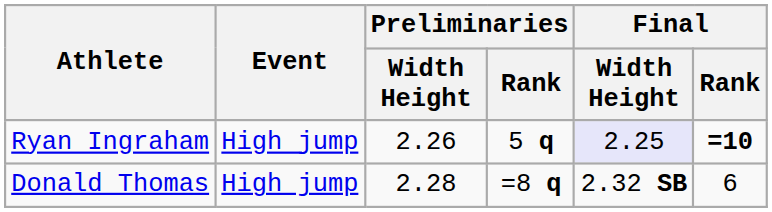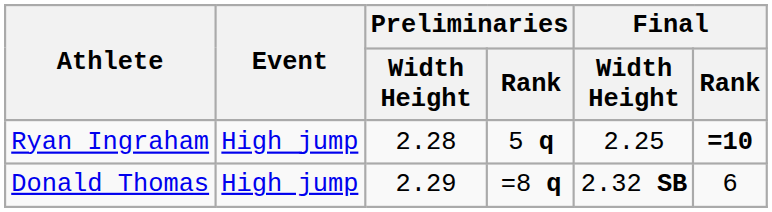(426, 142) 2.26 -> (426, 142) 2.28
(634, 142) lavender background -> (634, 142) no background
(426, 184) 2.28 -> (426, 184) 2.29
